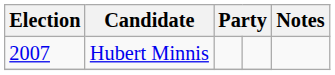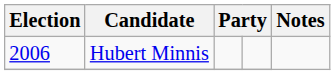(30, 52) 2007 -> (30, 52) 2006
